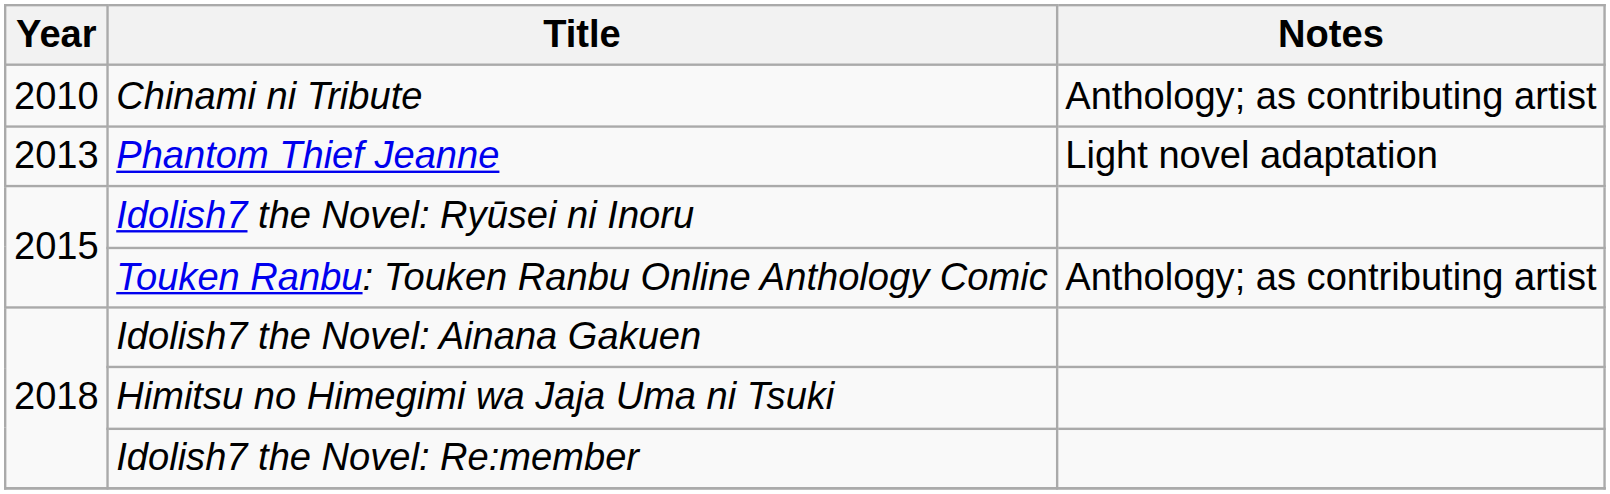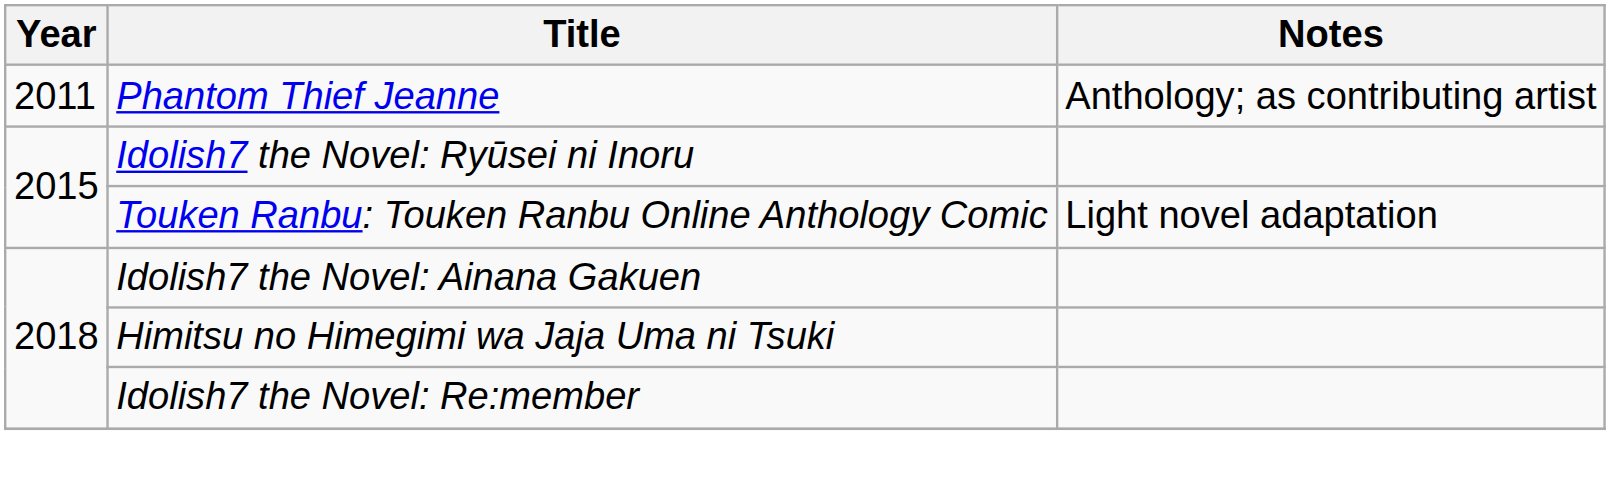- row: (269, 95)
(56, 155) 2013 -> (55, 95) 2011
(1252, 155) Light novel adaptation -> (1331, 95) Anthology; as contributing artist
(1331, 276) Anthology; as contributing artist -> (1252, 215) Light novel adaptation
